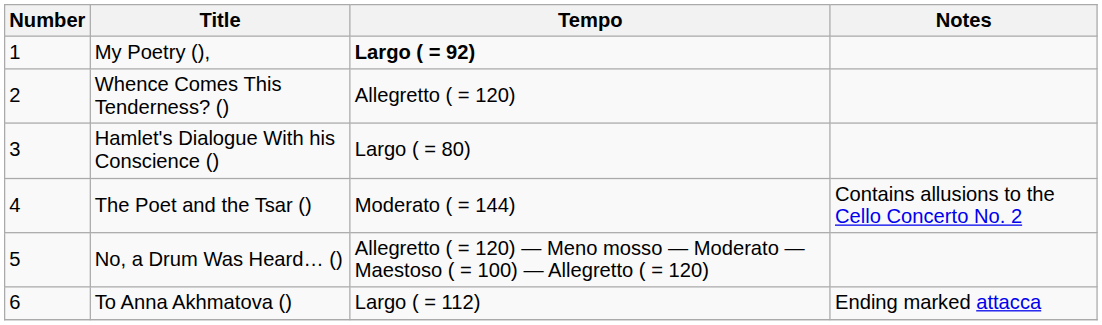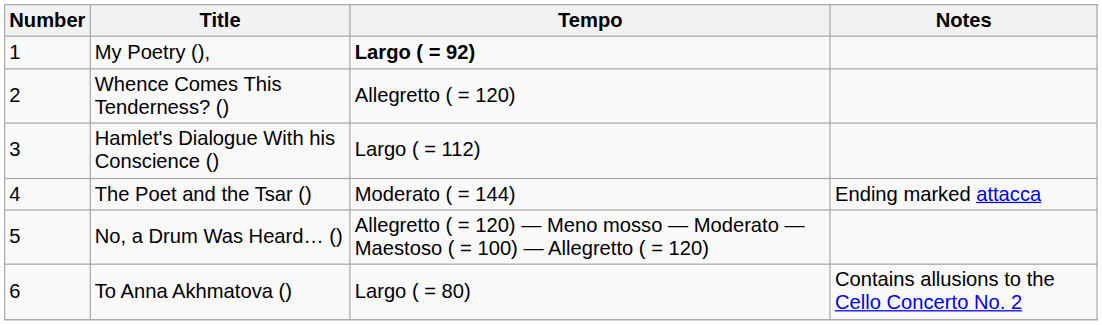(413, 150) Largo ( = 80) -> (418, 150) Largo ( = 112)
(945, 205) Contains allusions to the Cello Concerto No. 2 -> (938, 193) Ending marked attacca
(418, 303) Largo ( = 112) -> (413, 291) Largo ( = 80)
(938, 303) Ending marked attacca -> (945, 291) Contains allusions to the Cello Concerto No. 2
